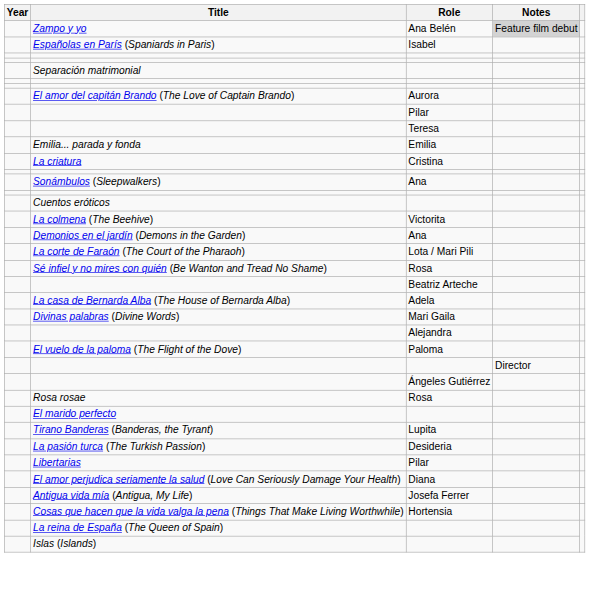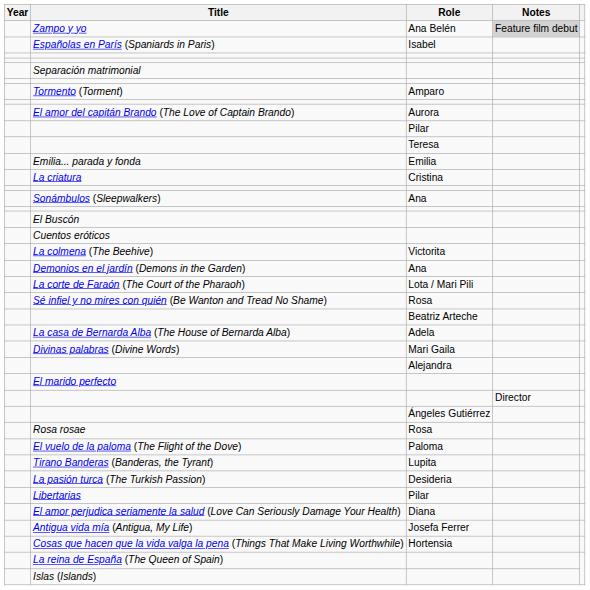+ row: (78, 91)
+ row: (56, 219)
rows swapped: (137, 349) <-> (75, 414)
